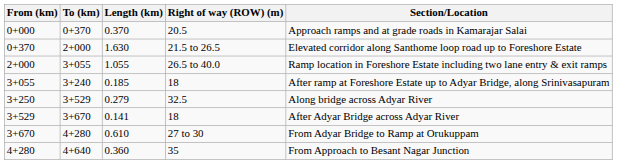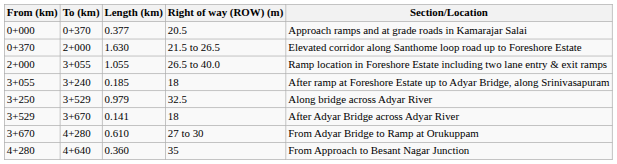(117, 30) 0.370 -> (117, 30) 0.377
(117, 99) 0.279 -> (117, 99) 0.979
